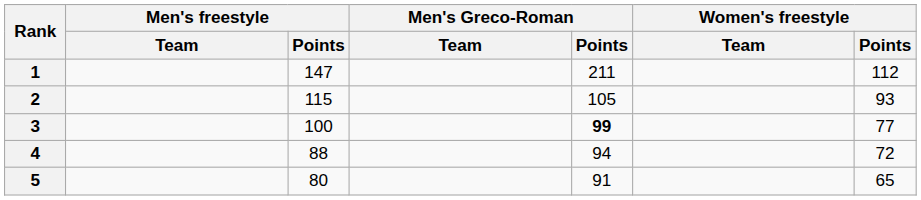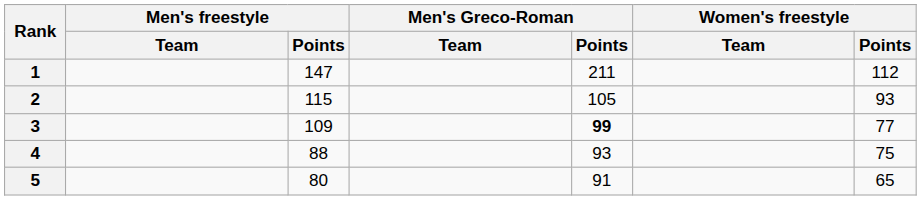(319, 126) 100 -> (319, 126) 109
(602, 153) 94 -> (602, 153) 93
(885, 153) 72 -> (885, 153) 75
